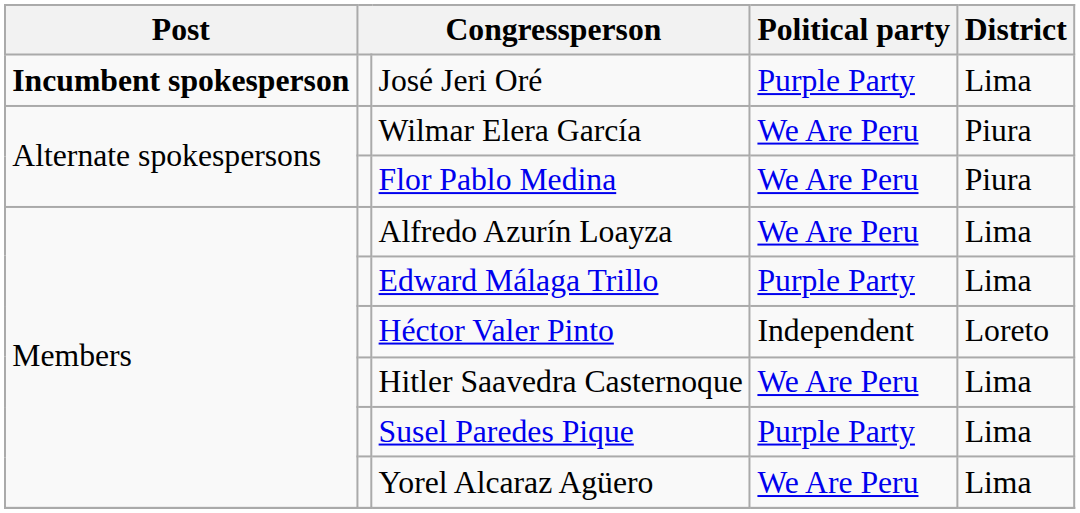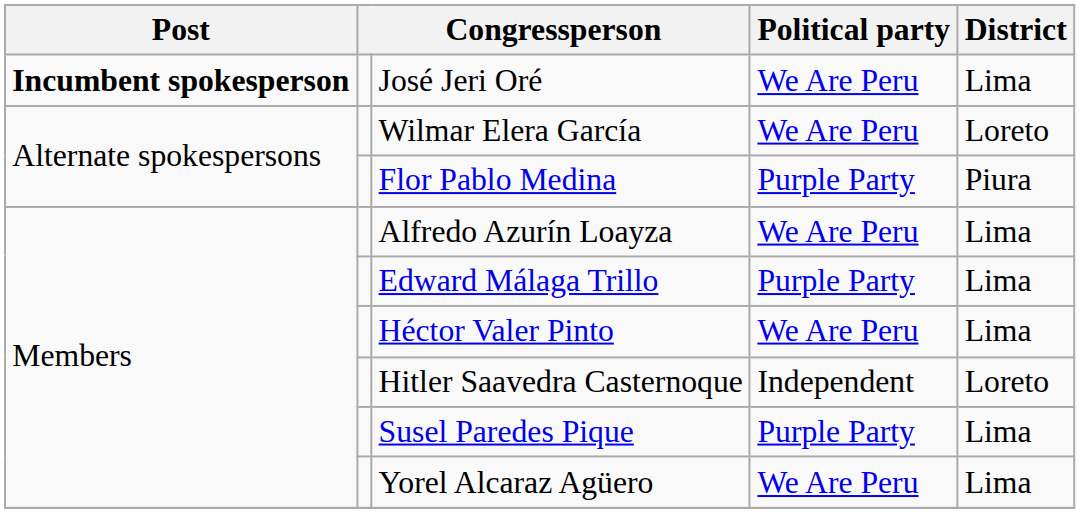(836, 79) Purple Party -> (838, 79) We Are Peru
(998, 130) Piura -> (1007, 130) Loreto
(838, 180) We Are Peru -> (836, 180) Purple Party
(836, 331) Independent -> (838, 331) We Are Peru
(1007, 331) Loreto -> (998, 331) Lima
(838, 381) We Are Peru -> (836, 381) Independent
(998, 381) Lima -> (1007, 381) Loreto
